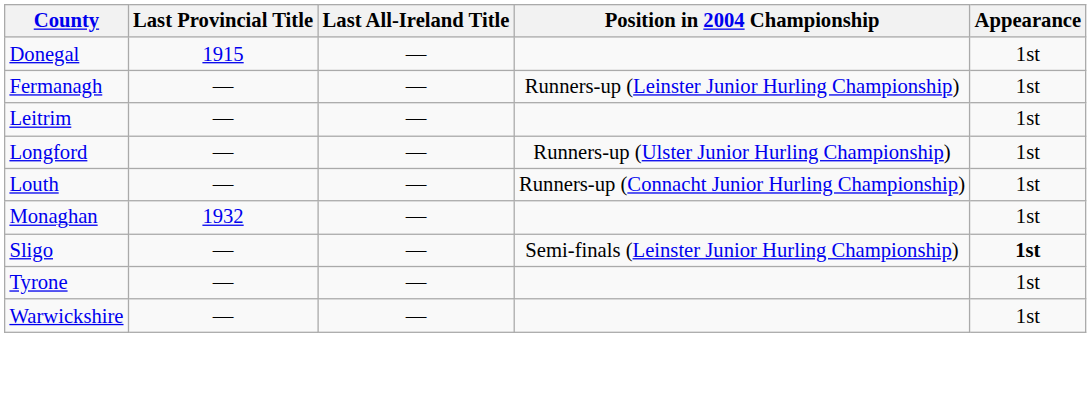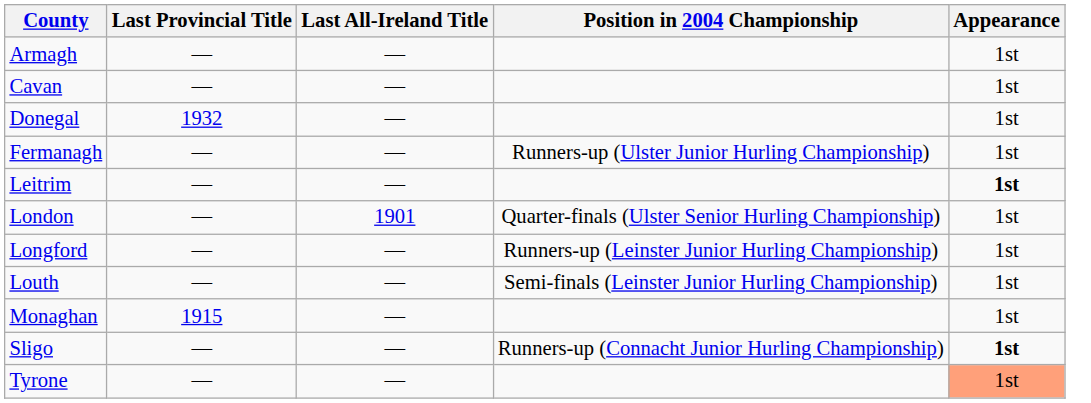+ row: (43, 53)
+ row: (36, 86)
(223, 53) 1915 -> (202, 119) 1932
(742, 86) Runners-up (Leinster Junior Hurling Championship) -> (721, 151) Runners-up (Ulster Junior Hurling Championship)
(1028, 119) normal -> (1007, 184) bold
+ row: (42, 217)
(742, 151) Runners-up (Ulster Junior Hurling Championship) -> (721, 250) Runners-up (Leinster Junior Hurling Championship)
(742, 184) Runners-up (Connacht Junior Hurling Championship) -> (721, 282) Semi-finals (Leinster Junior Hurling Championship)
(223, 217) 1932 -> (202, 315) 1915
(742, 250) Semi-finals (Leinster Junior Hurling Championship) -> (721, 348) Runners-up (Connacht Junior Hurling Championship)
(1028, 282) no background -> (1007, 380) lightsalmon background
- row: (66, 315)
